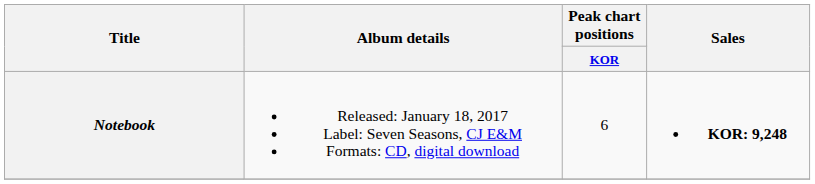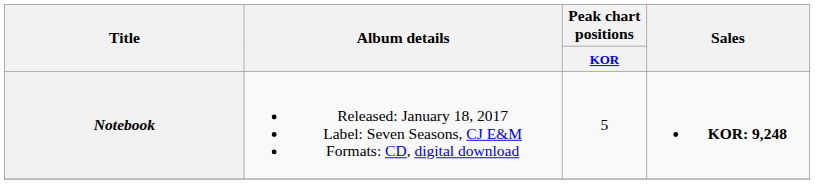(604, 125) 6 -> (604, 125) 5
